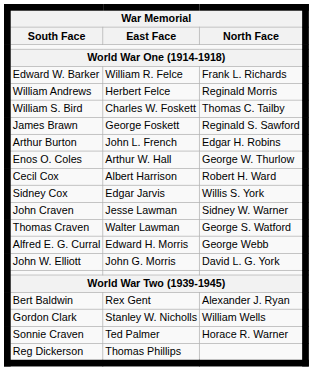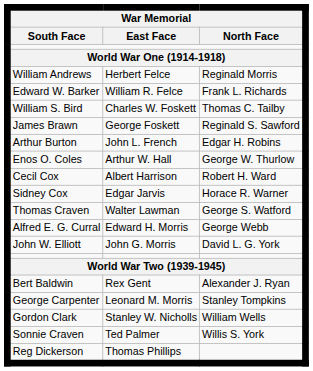rows swapped: (52, 91) <-> (56, 74)
(233, 193) Willis S. York -> (245, 193) Horace R. Warner
- row: (43, 210)
+ row: (56, 300)
(245, 334) Horace R. Warner -> (233, 334) Willis S. York
